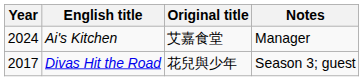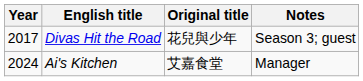rows swapped: (103, 63) <-> (81, 38)
